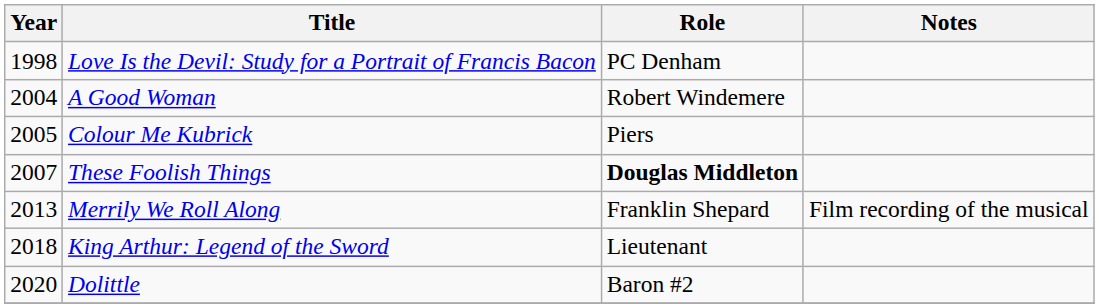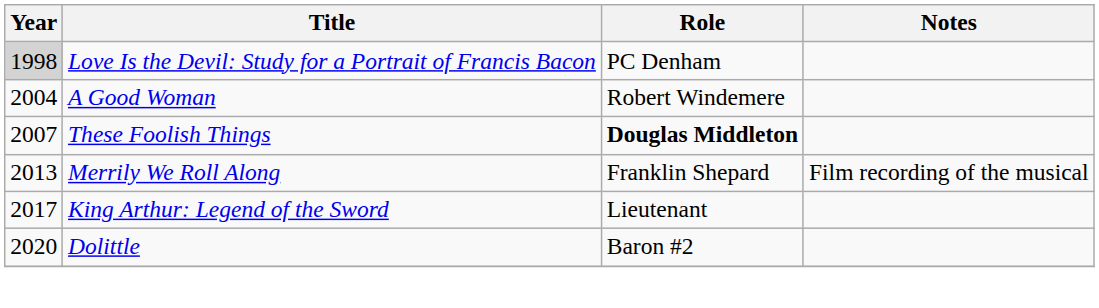(34, 60) no background -> (34, 60) lightgrey background
- row: (160, 135)
(34, 246) 2018 -> (34, 209) 2017
